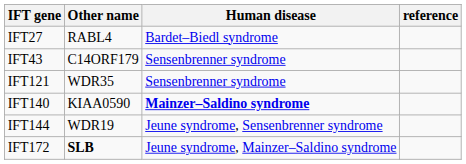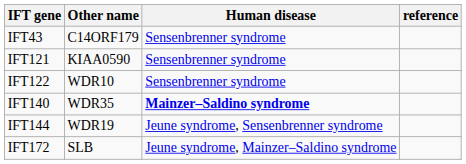- row: (25, 37)
(91, 81) WDR35 -> (99, 59) KIAA0590
+ row: (29, 81)
(99, 103) KIAA0590 -> (91, 103) WDR35
(81, 147) bold -> (80, 147) normal
